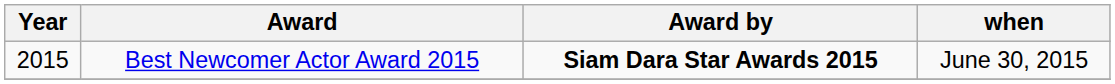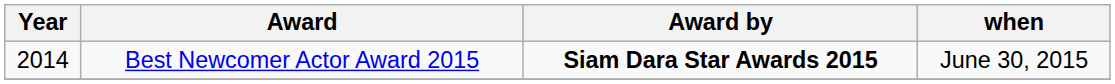(43, 60) 2015 -> (43, 60) 2014
